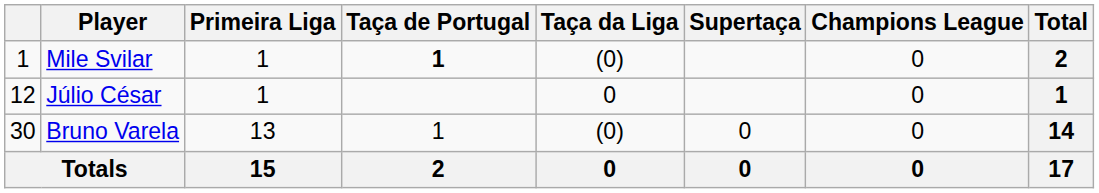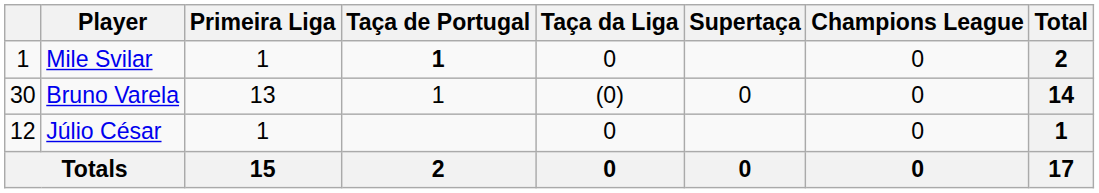(610, 59) (0) -> (610, 59) 0
rows swapped: (104, 95) <-> (113, 132)
